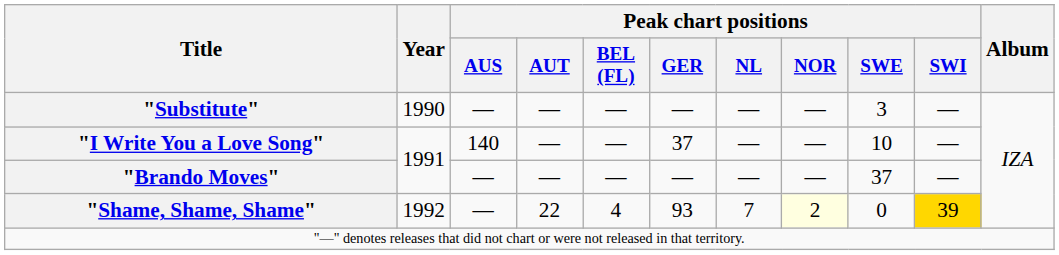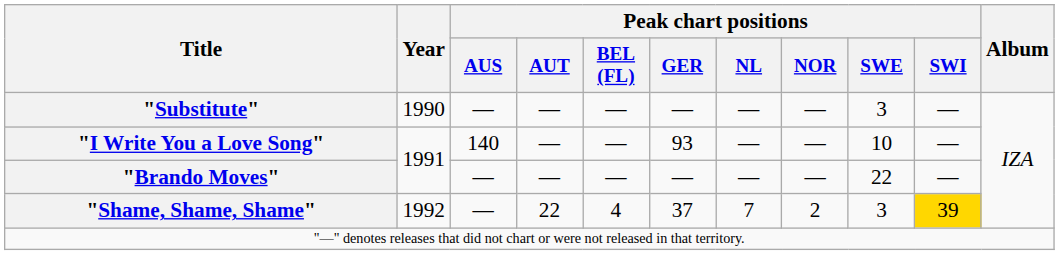(682, 143) 37 -> (682, 143) 93
(882, 176) 37 -> (882, 176) 22
(682, 210) 93 -> (682, 210) 37
(815, 210) lightyellow background -> (815, 210) no background
(882, 210) 0 -> (882, 210) 3
